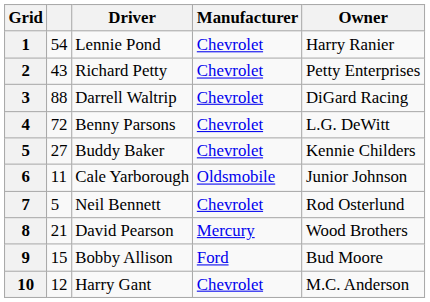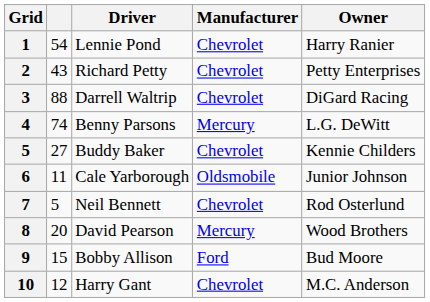(59, 124) 72 -> (59, 124) 74
(230, 124) Chevrolet -> (226, 124) Mercury
(59, 230) 21 -> (59, 230) 20
